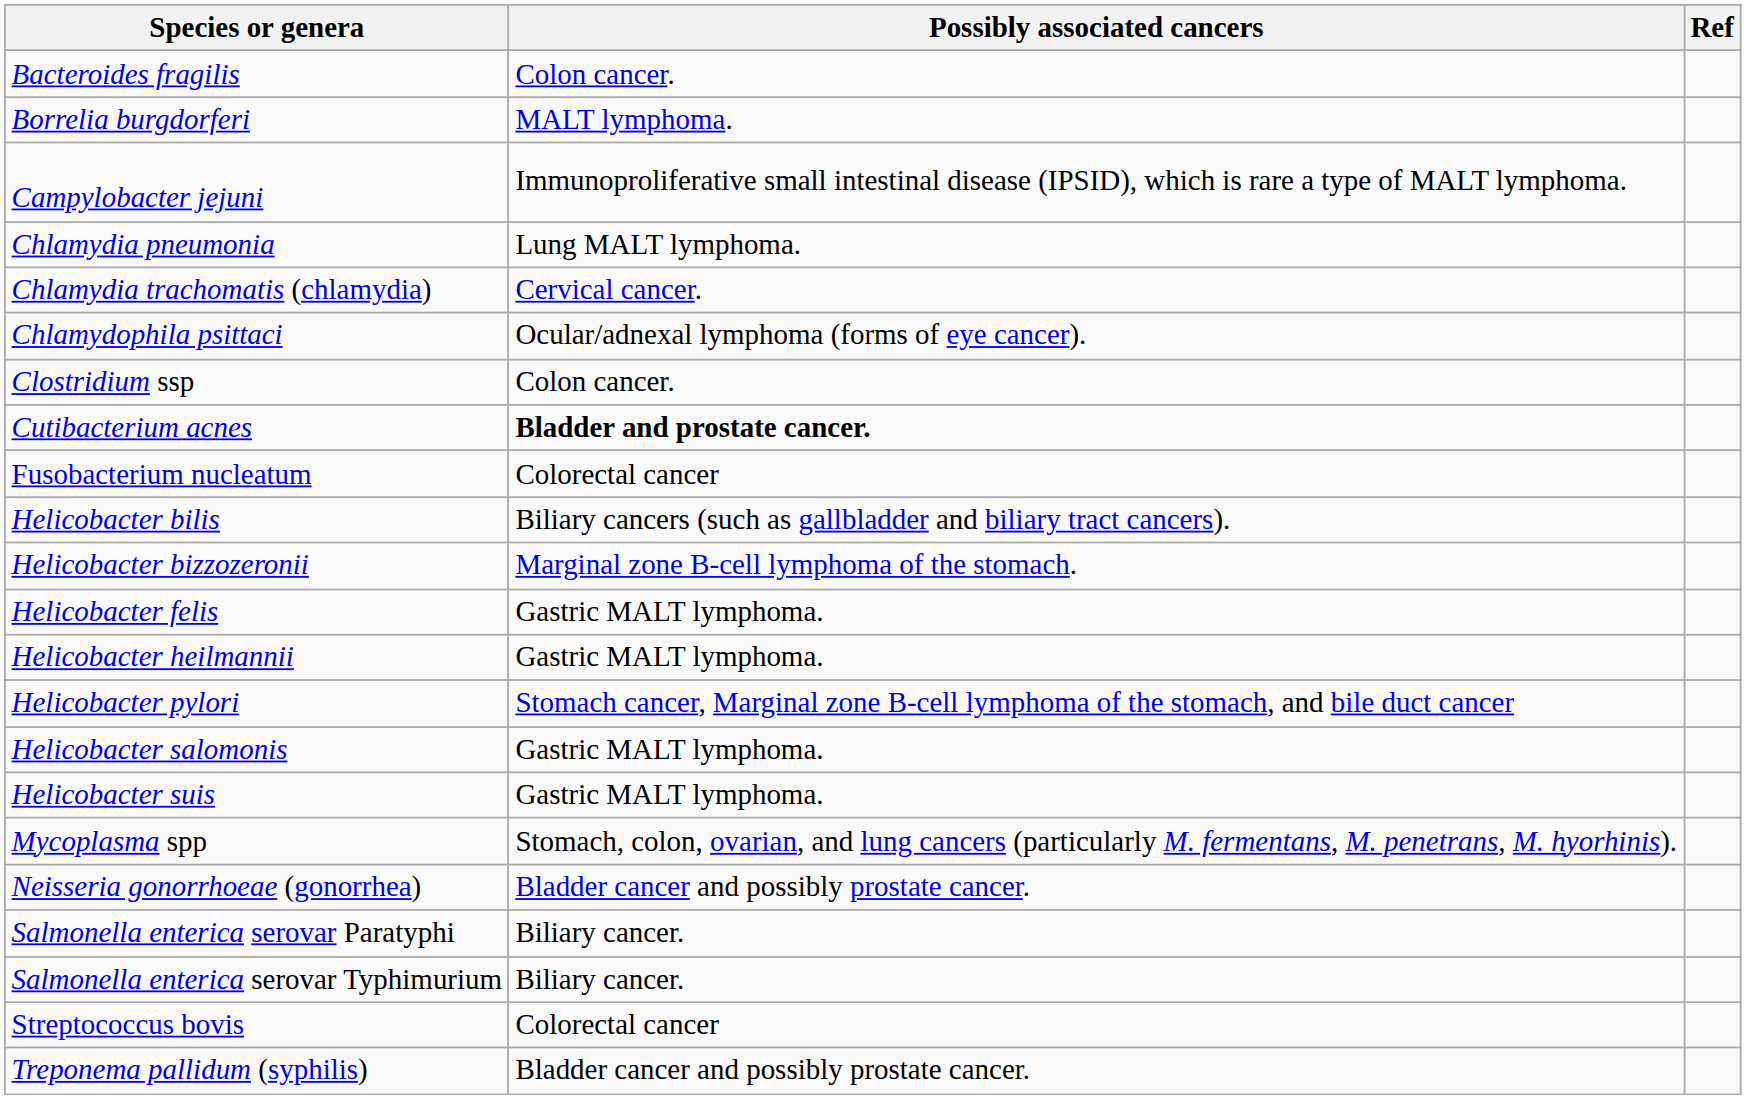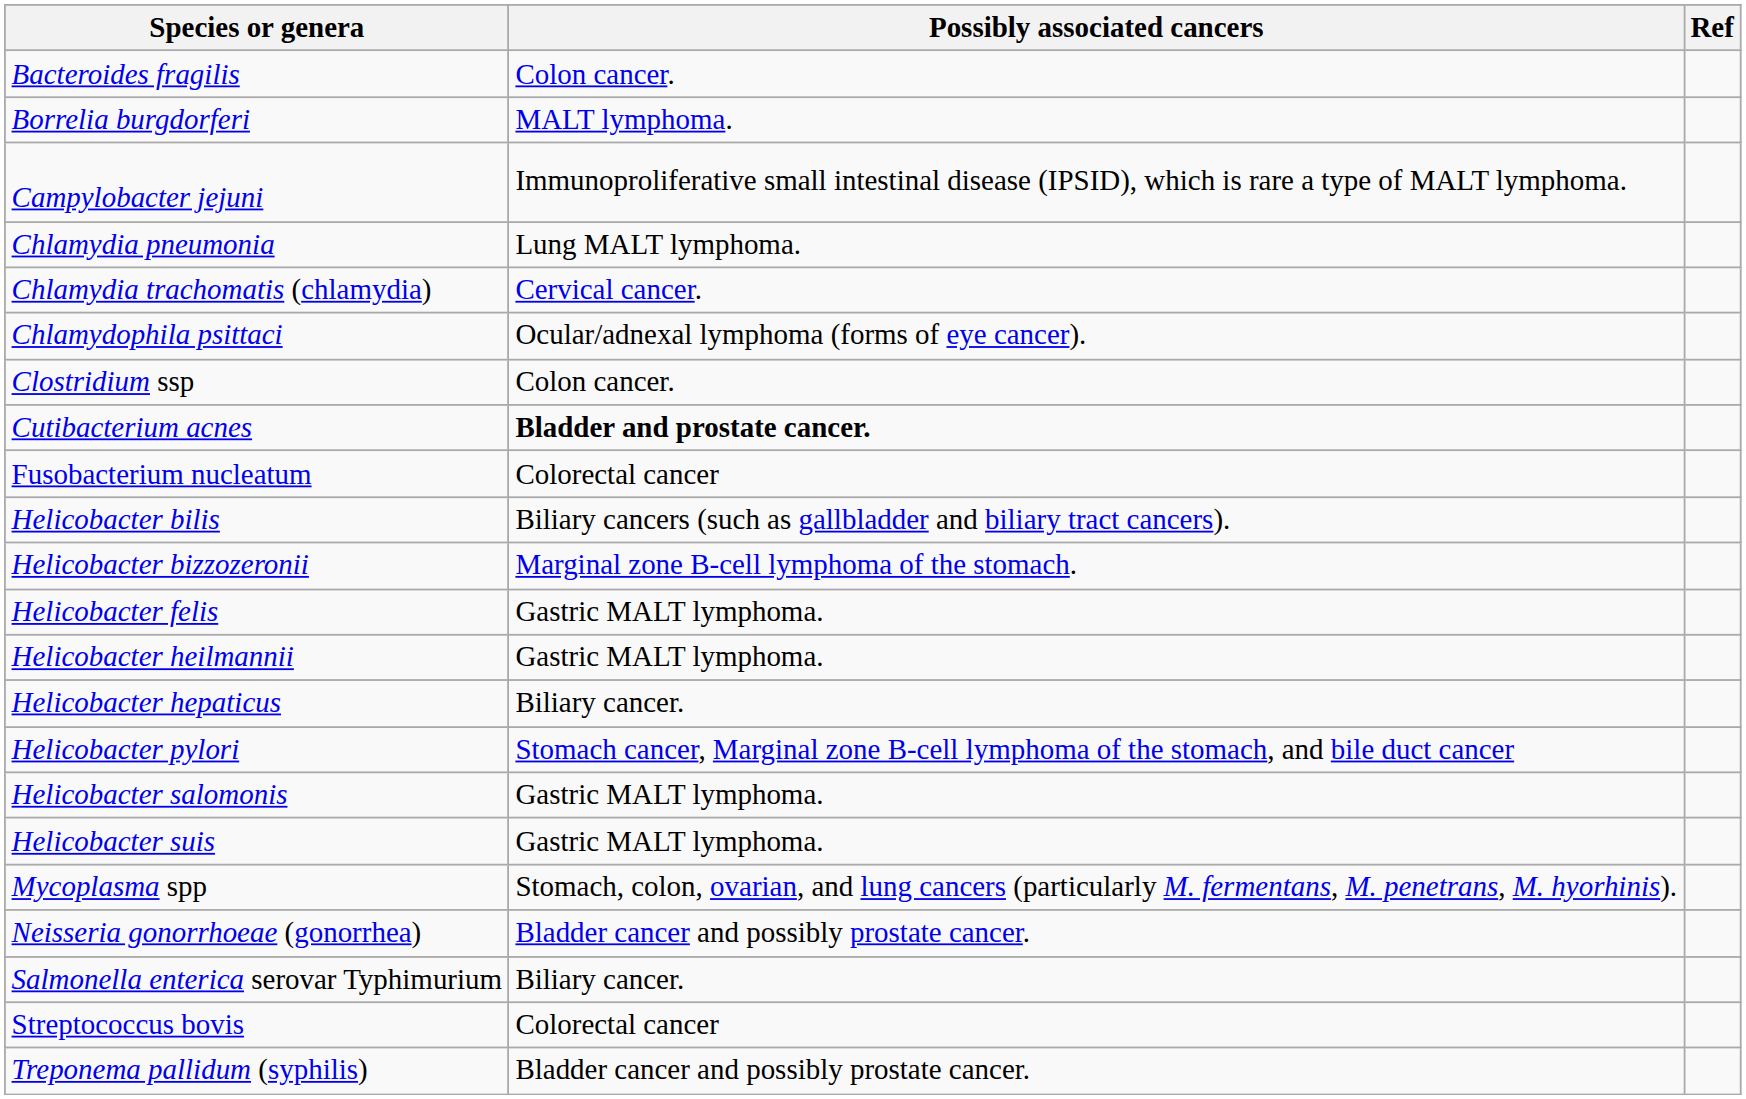+ row: (146, 703)
- row: (233, 932)
